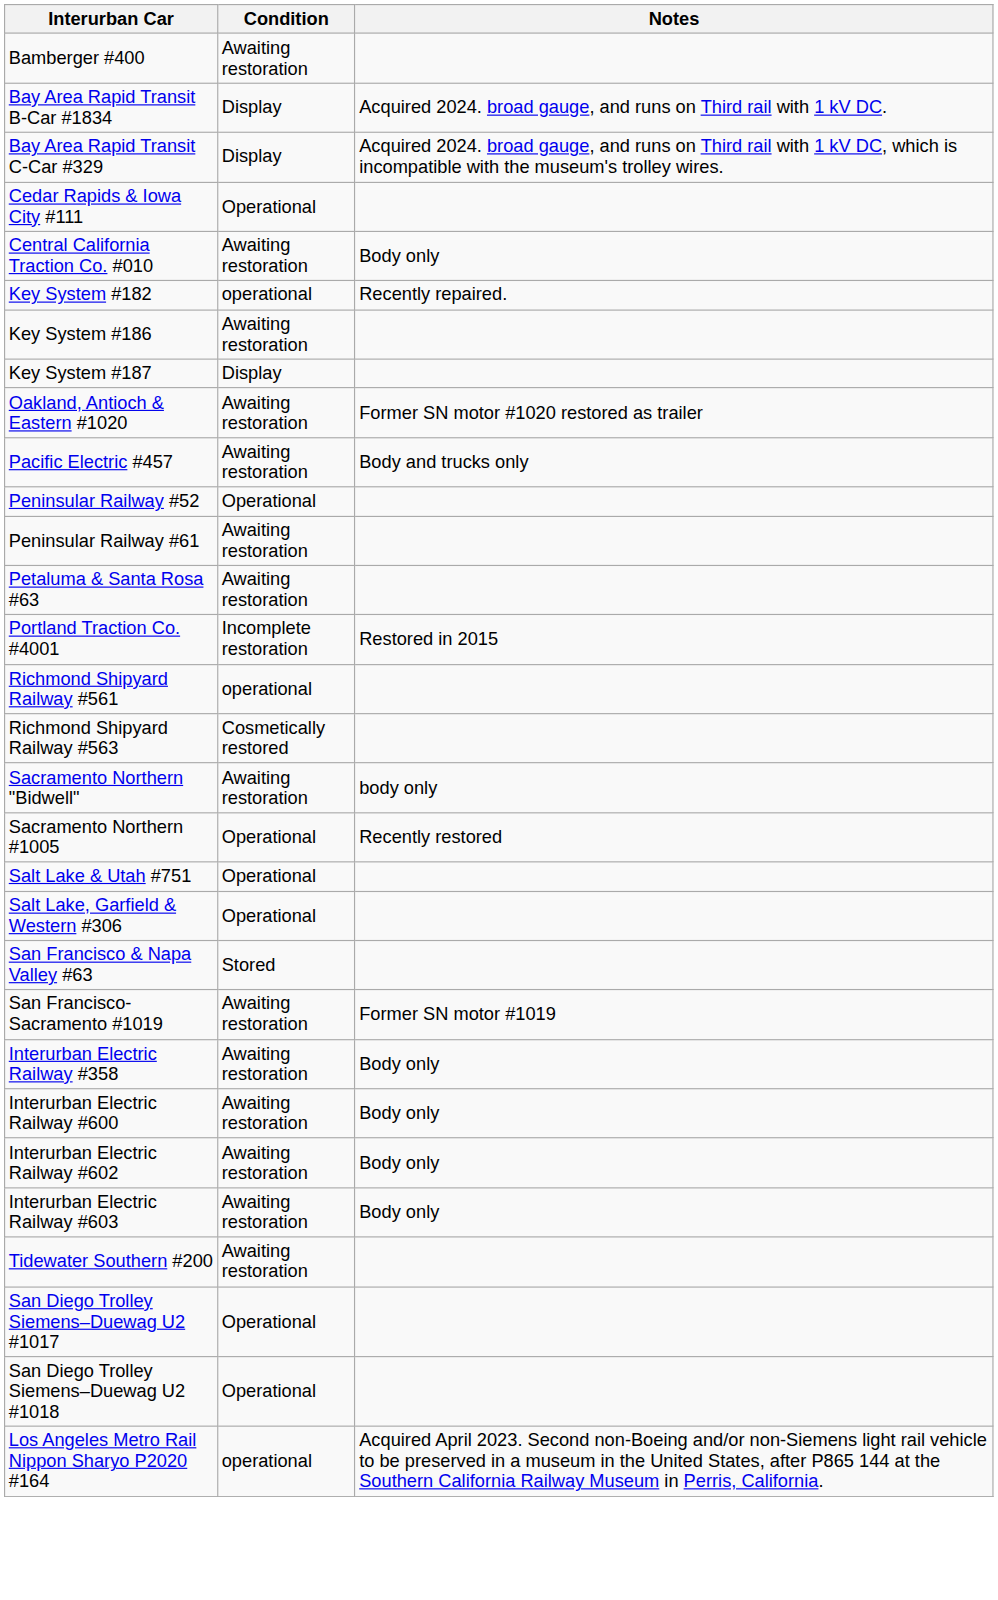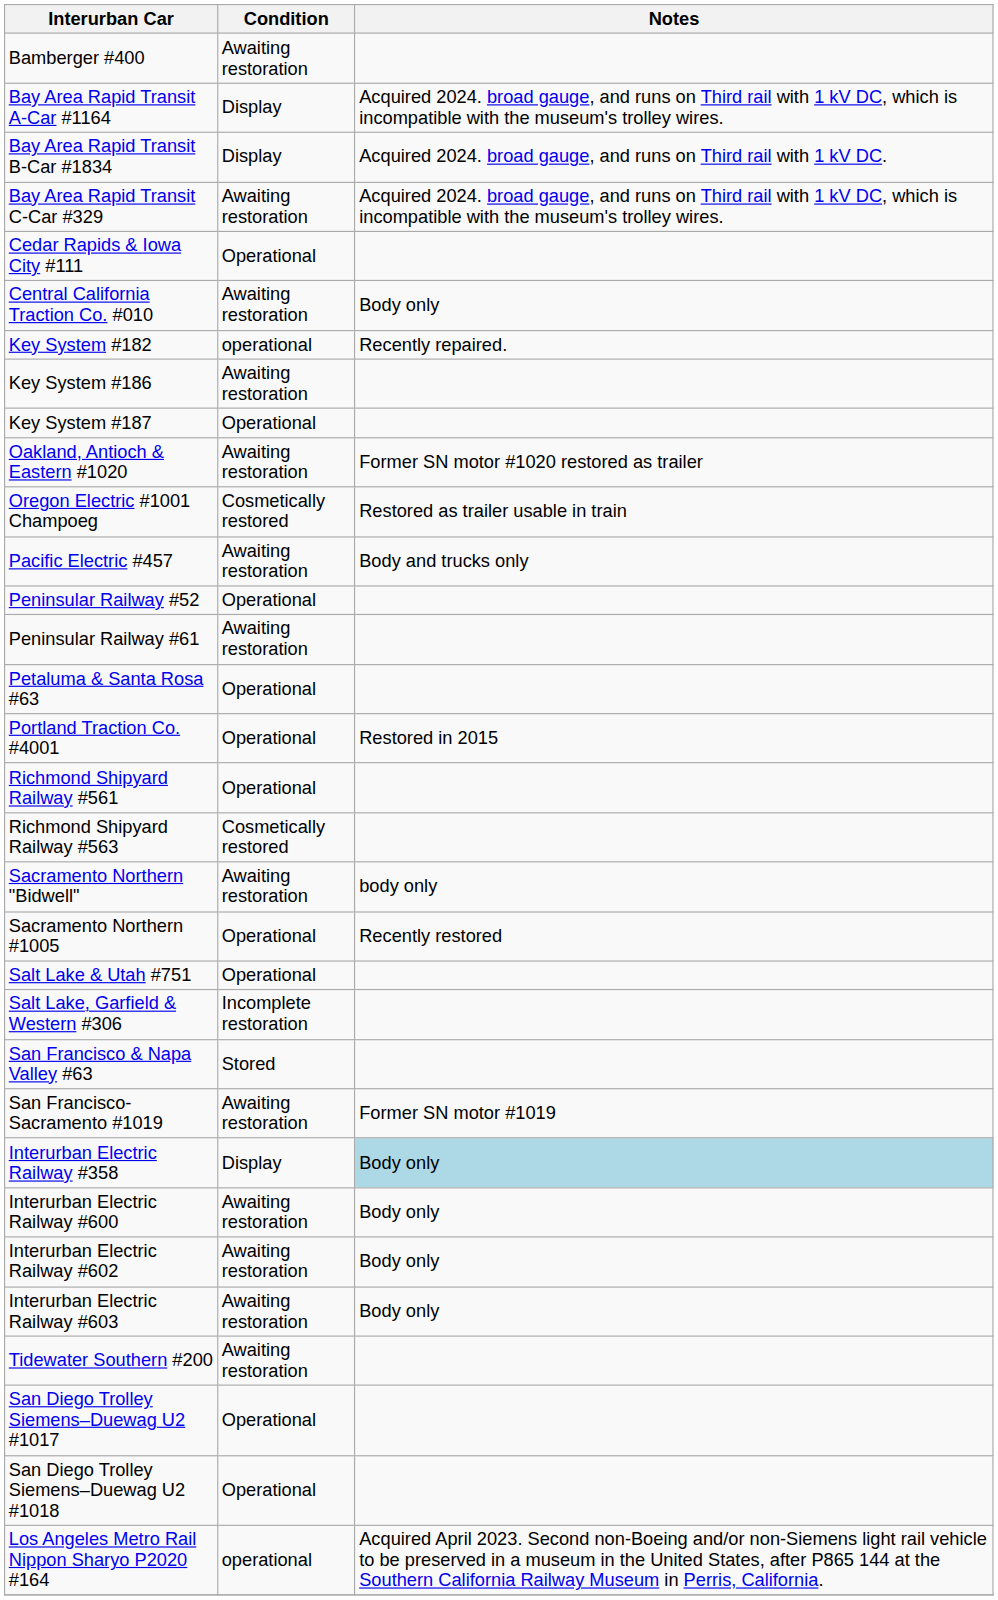+ row: (102, 107)
(252, 157) Display -> (265, 206) Awaiting restoration
(252, 373) Display -> (269, 422) Operational
+ row: (100, 511)
(265, 589) Awaiting restoration -> (269, 688) Operational
(266, 639) Incomplete restoration -> (269, 738) Operational
(267, 688) operational -> (269, 787) Operational
(269, 915) Operational -> (266, 1014) Incomplete restoration
(265, 1063) Awaiting restoration -> (252, 1162) Display
(399, 1063) no background -> (399, 1162) lightblue background
